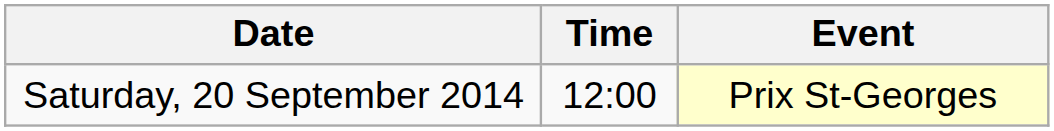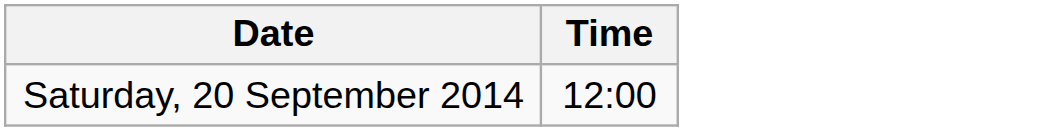- column: (863, 34)
